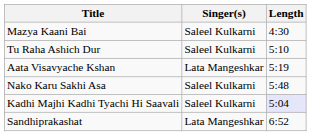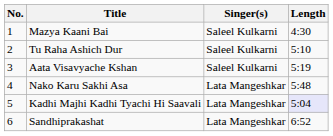+ column: (15, 13)
(224, 67) Lata Mangeshkar -> (242, 67) Saleel Kulkarni
(220, 85) Saleel Kulkarni -> (246, 85) Lata Mangeshkar
(220, 103) Saleel Kulkarni -> (246, 103) Lata Mangeshkar
